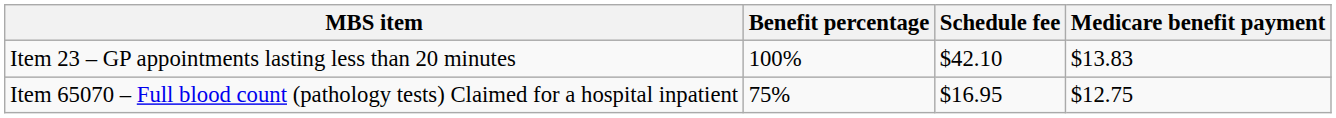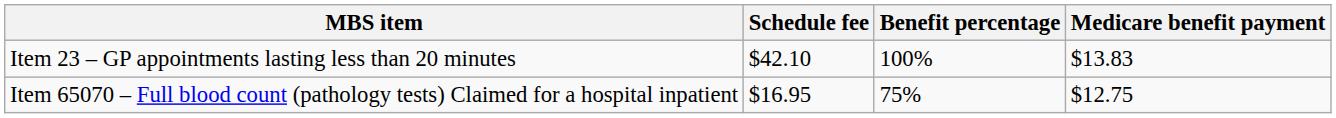columns swapped: (1000, 22) <-> (839, 22)
